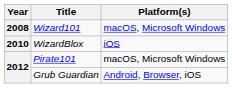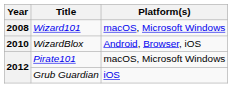(112, 43) iOS -> (152, 43) Android, Browser, iOS
(152, 75) Android, Browser, iOS -> (112, 75) iOS
